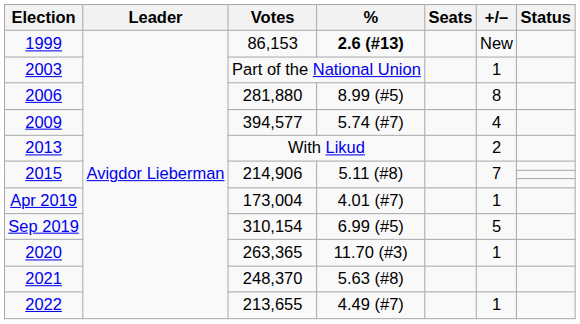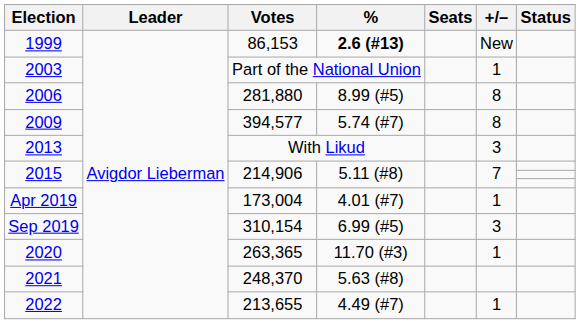(496, 122) 4 -> (496, 122) 8
(496, 148) 2 -> (496, 148) 3
(496, 226) 5 -> (496, 226) 3
